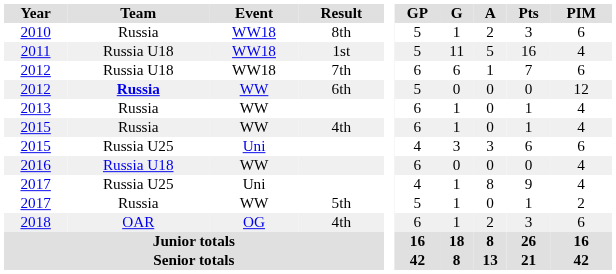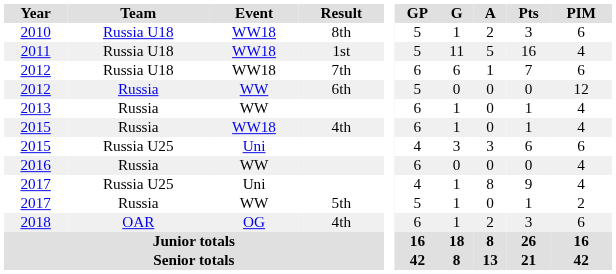(138, 32) Russia -> (138, 32) Russia U18
(138, 89) bold -> (138, 89) normal
(254, 127) WW -> (254, 127) WW18
(138, 165) Russia U18 -> (138, 165) Russia
